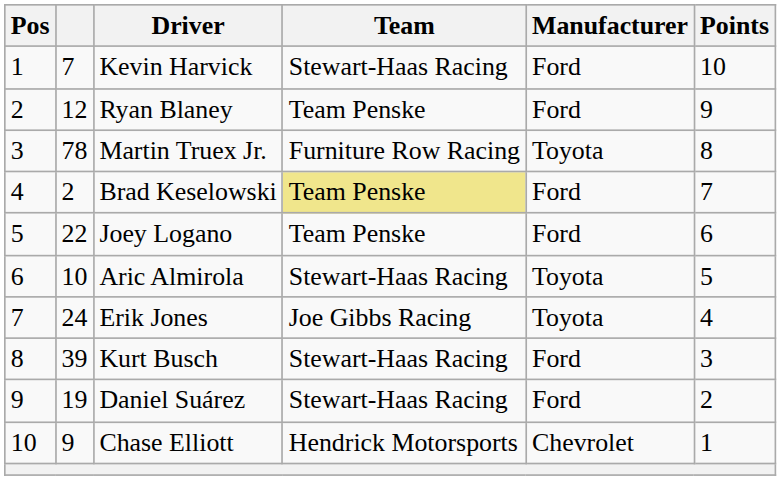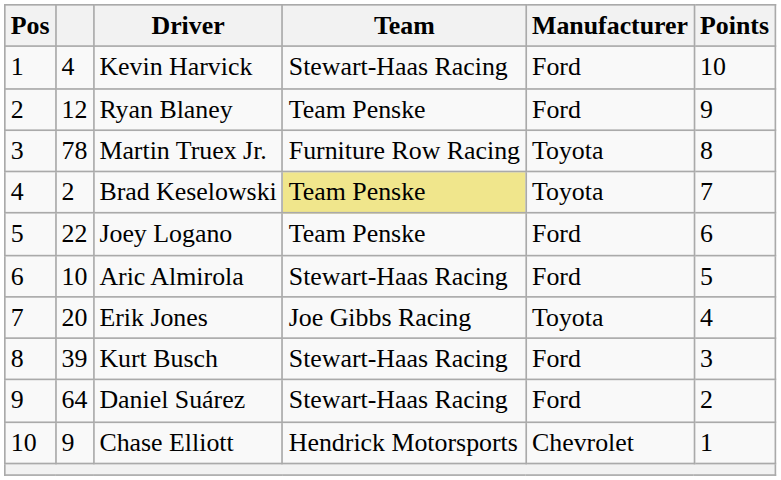(68, 66) 7 -> (68, 66) 4
(556, 191) Ford -> (568, 191) Toyota
(568, 274) Toyota -> (556, 274) Ford
(74, 316) 24 -> (74, 316) 20
(74, 399) 19 -> (74, 399) 64
